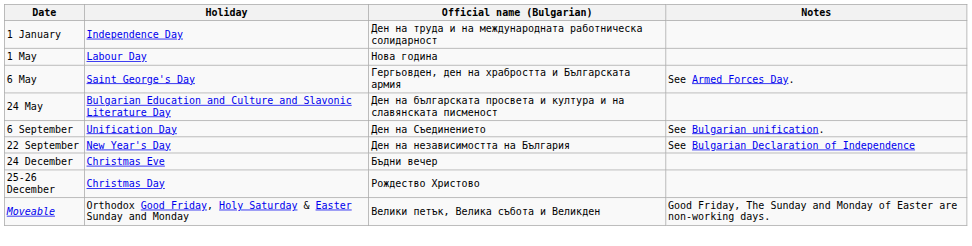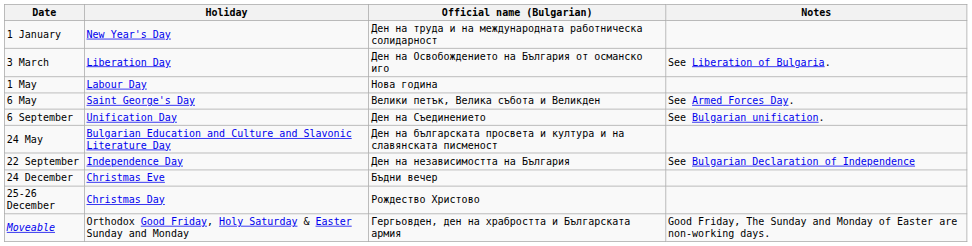(135, 35) Independence Day -> (129, 35) New Year's Day
+ row: (28, 62)
(501, 79) Гергьовден, ден на храбростта и Българската армия -> (486, 101) Велики петък, Велика събота и Великден
rows swapped: (25, 107) <-> (40, 129)
(129, 145) New Year's Day -> (135, 161) Independence Day
(486, 211) Велики петък, Велика събота и Великден -> (501, 228) Гергьовден, ден на храбростта и Българската армия
